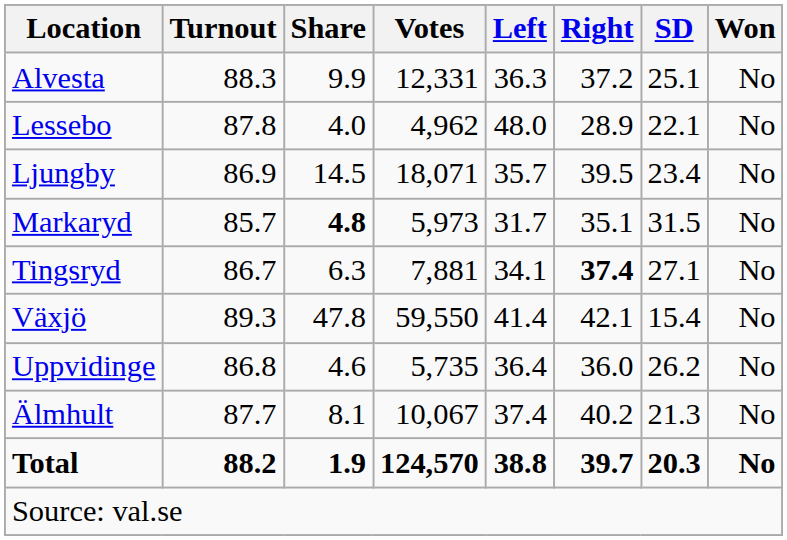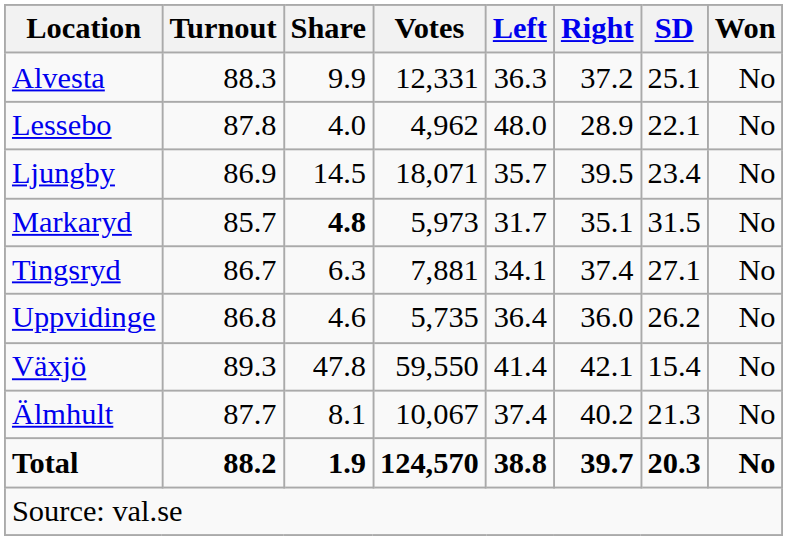(607, 269) bold -> (607, 269) normal
rows swapped: (84, 366) <-> (49, 317)
